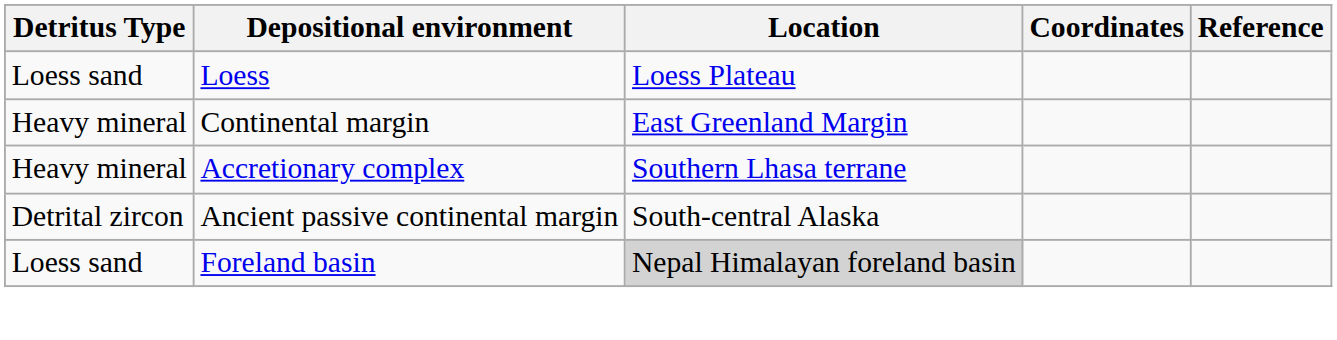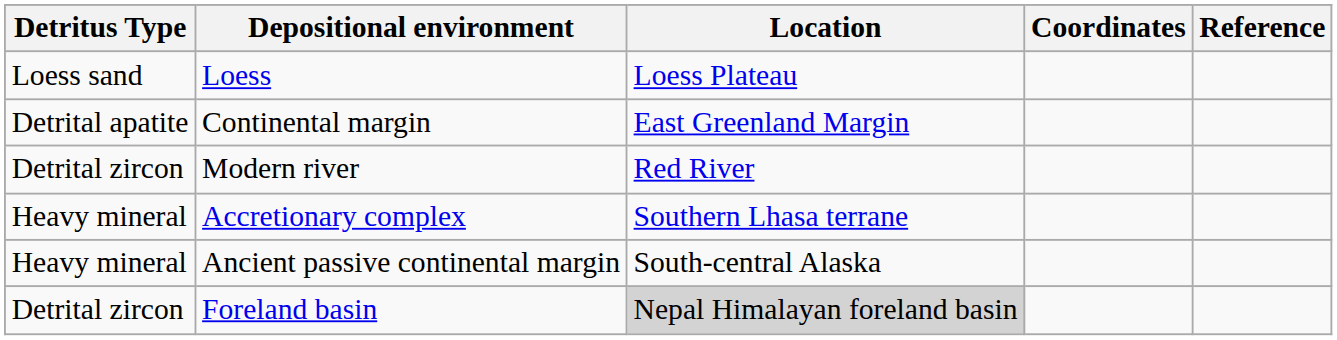(99, 121) Heavy mineral -> (100, 121) Detrital apatite
+ row: (281, 168)
(98, 215) Detrital zircon -> (99, 262) Heavy mineral
(77, 262) Loess sand -> (98, 309) Detrital zircon
